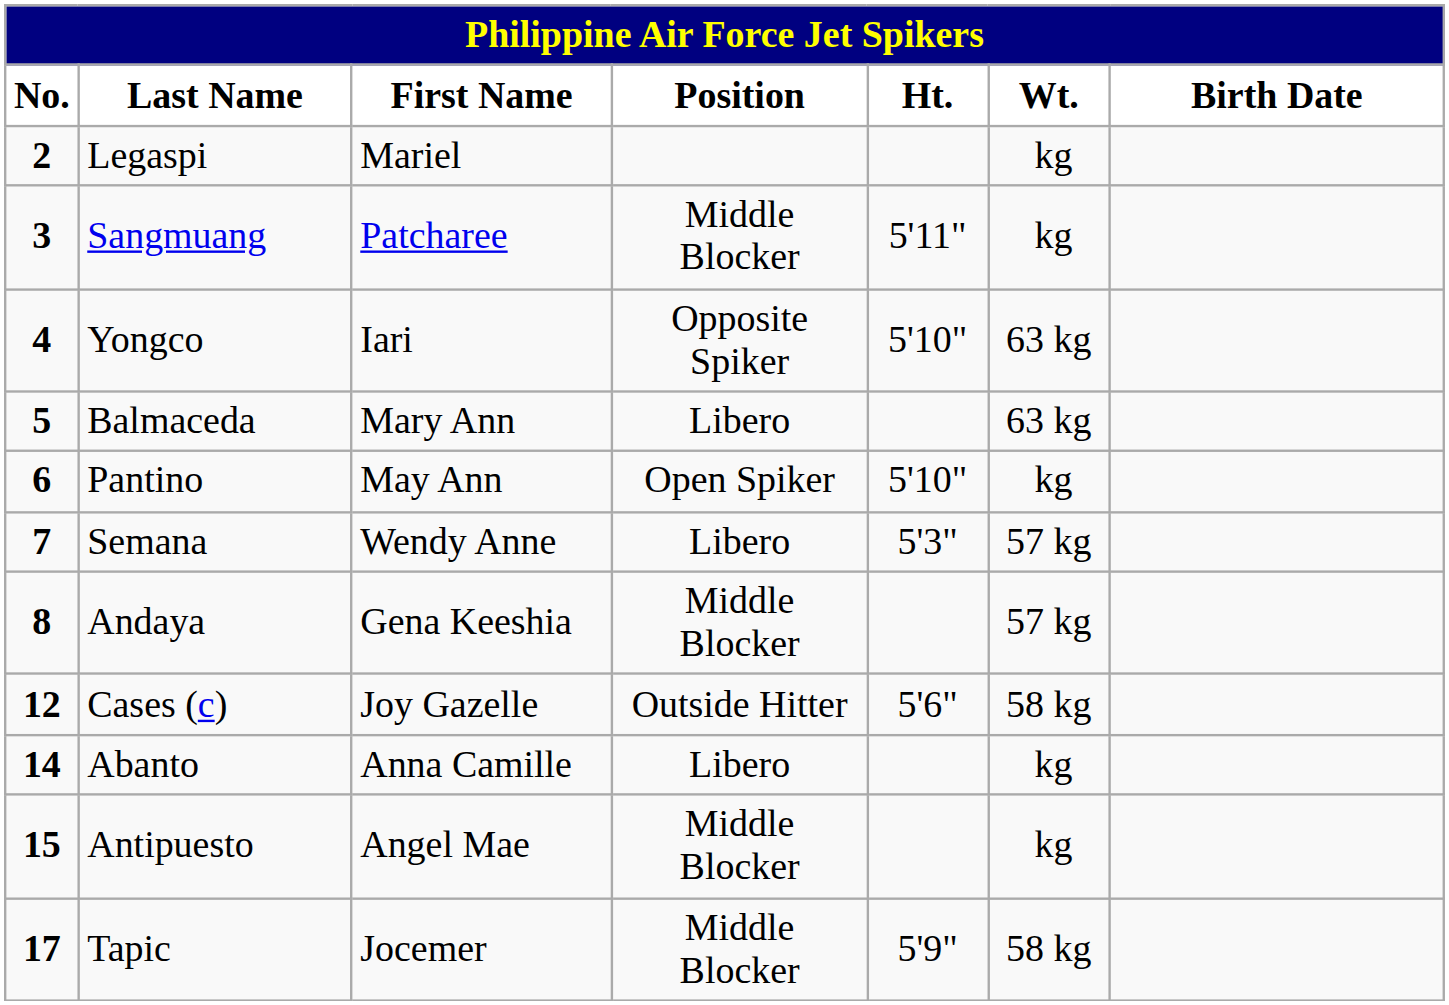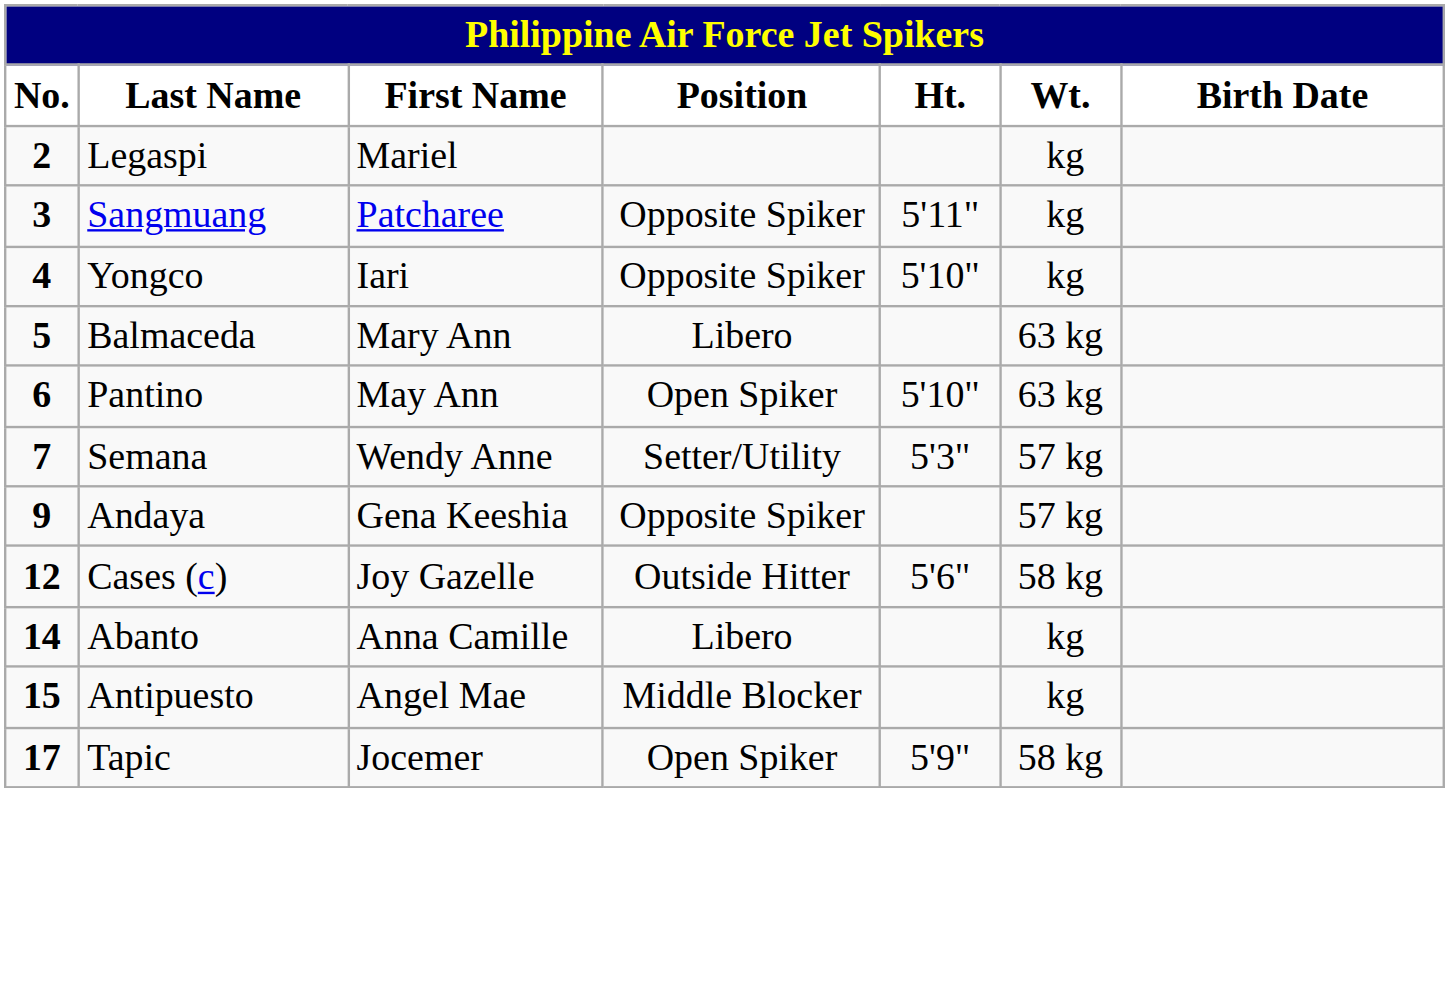(740, 236) Middle Blocker -> (742, 214) Opposite Spiker
(1049, 339) 63 kg -> (1060, 275) kg
(1049, 480) kg -> (1060, 395) 63 kg
(740, 540) Libero -> (742, 455) Setter/Utility
(42, 622) 8 -> (42, 515) 9
(740, 622) Middle Blocker -> (742, 515) Opposite Spiker
(740, 948) Middle Blocker -> (742, 756) Open Spiker
